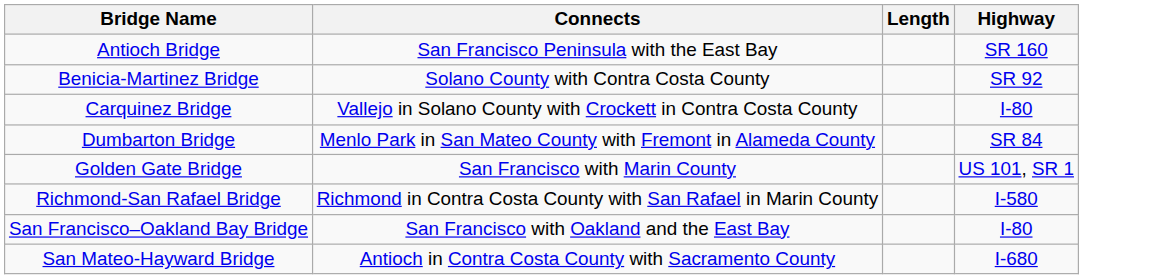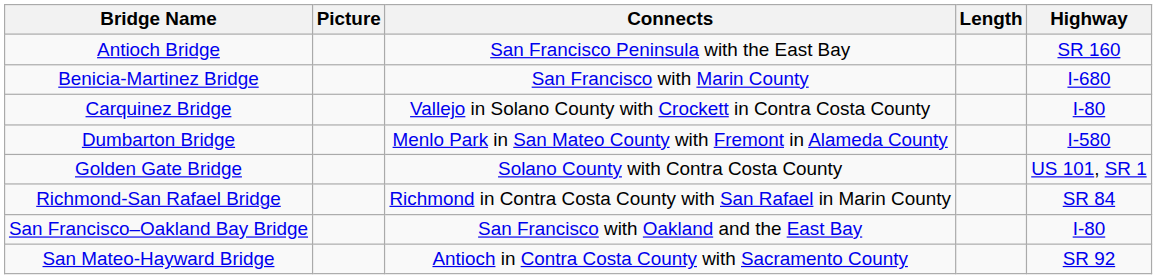+ column: (349, 19)
(597, 79) Solano County with Contra Costa County -> (670, 79) San Francisco with Marin County
(1016, 79) SR 92 -> (1089, 79) I-680
(1016, 139) SR 84 -> (1089, 139) I-580
(597, 169) San Francisco with Marin County -> (670, 169) Solano County with Contra Costa County
(1016, 199) I-580 -> (1089, 199) SR 84
(1016, 259) I-680 -> (1089, 259) SR 92
